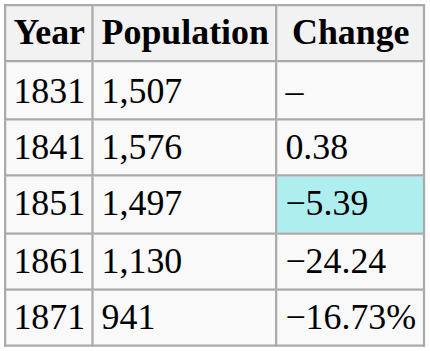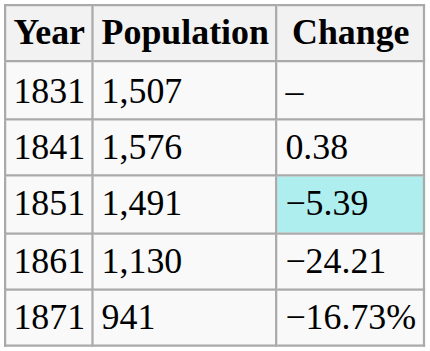(142, 203) 1,497 -> (142, 203) 1,491
(336, 260) −24.24 -> (336, 260) −24.21
